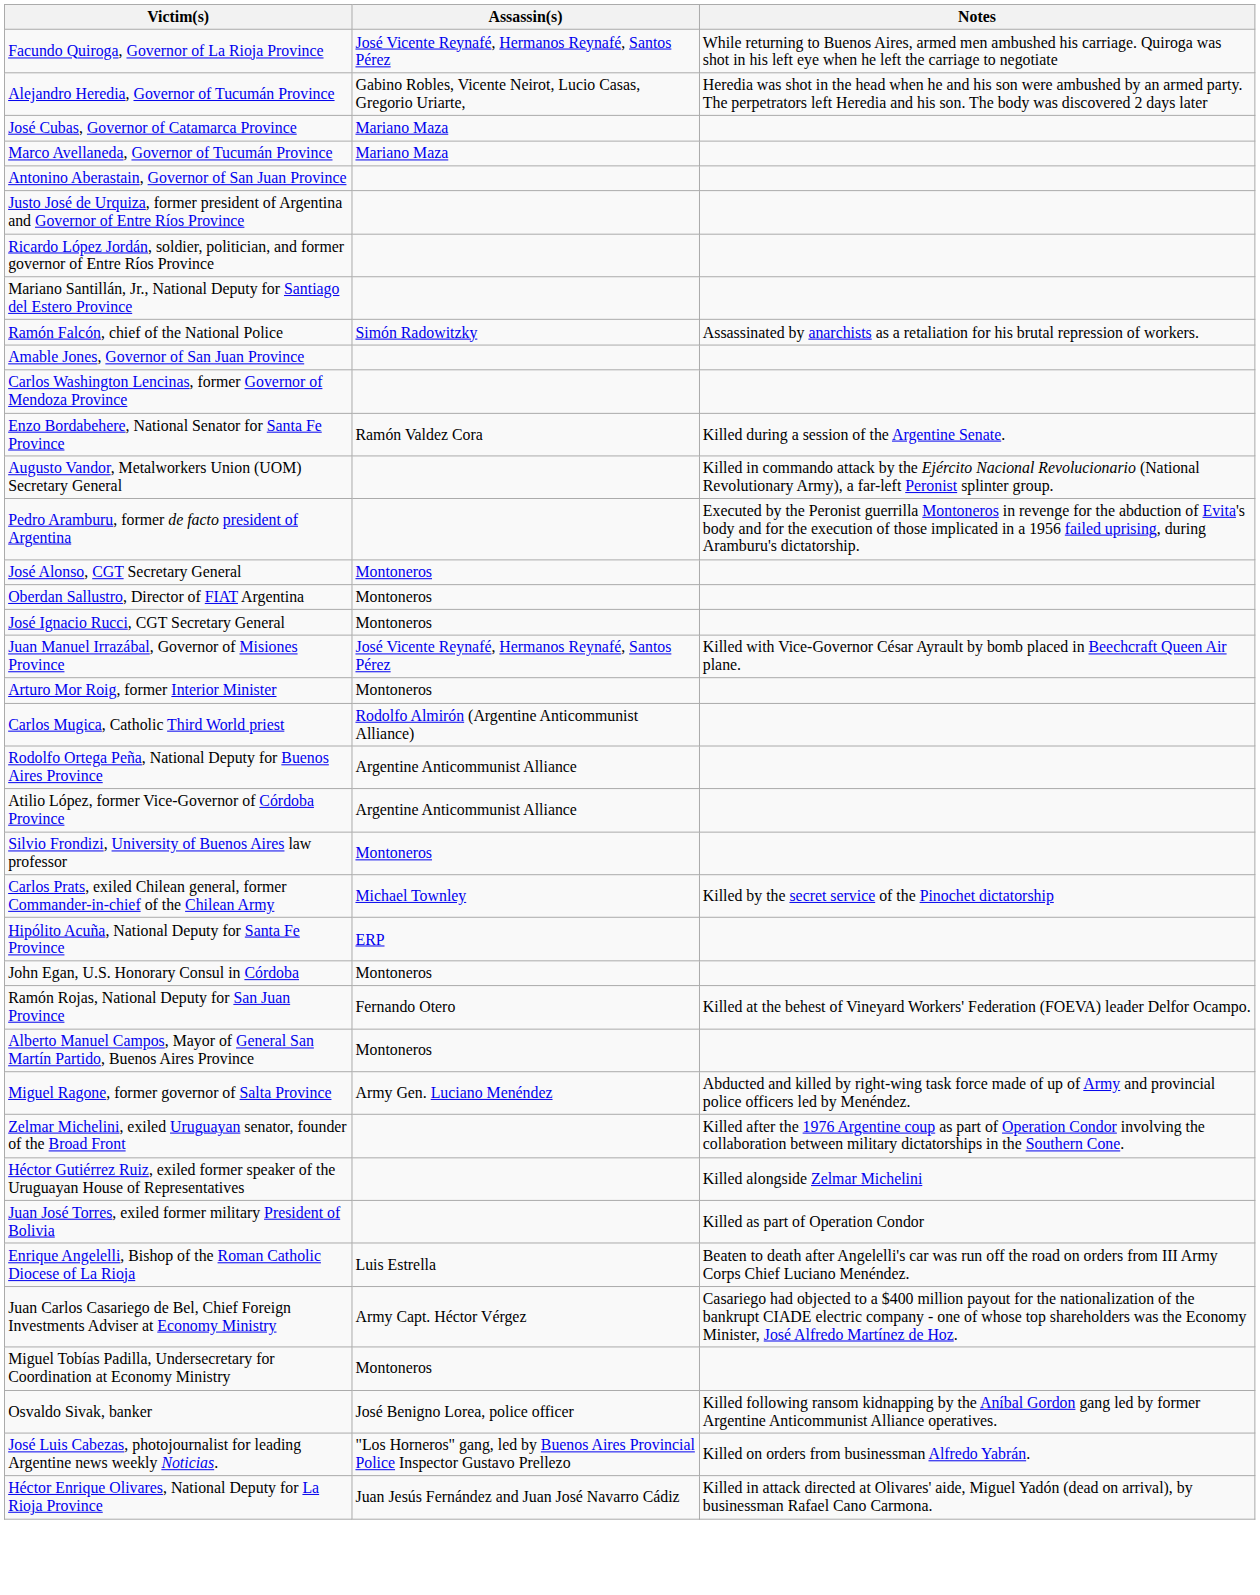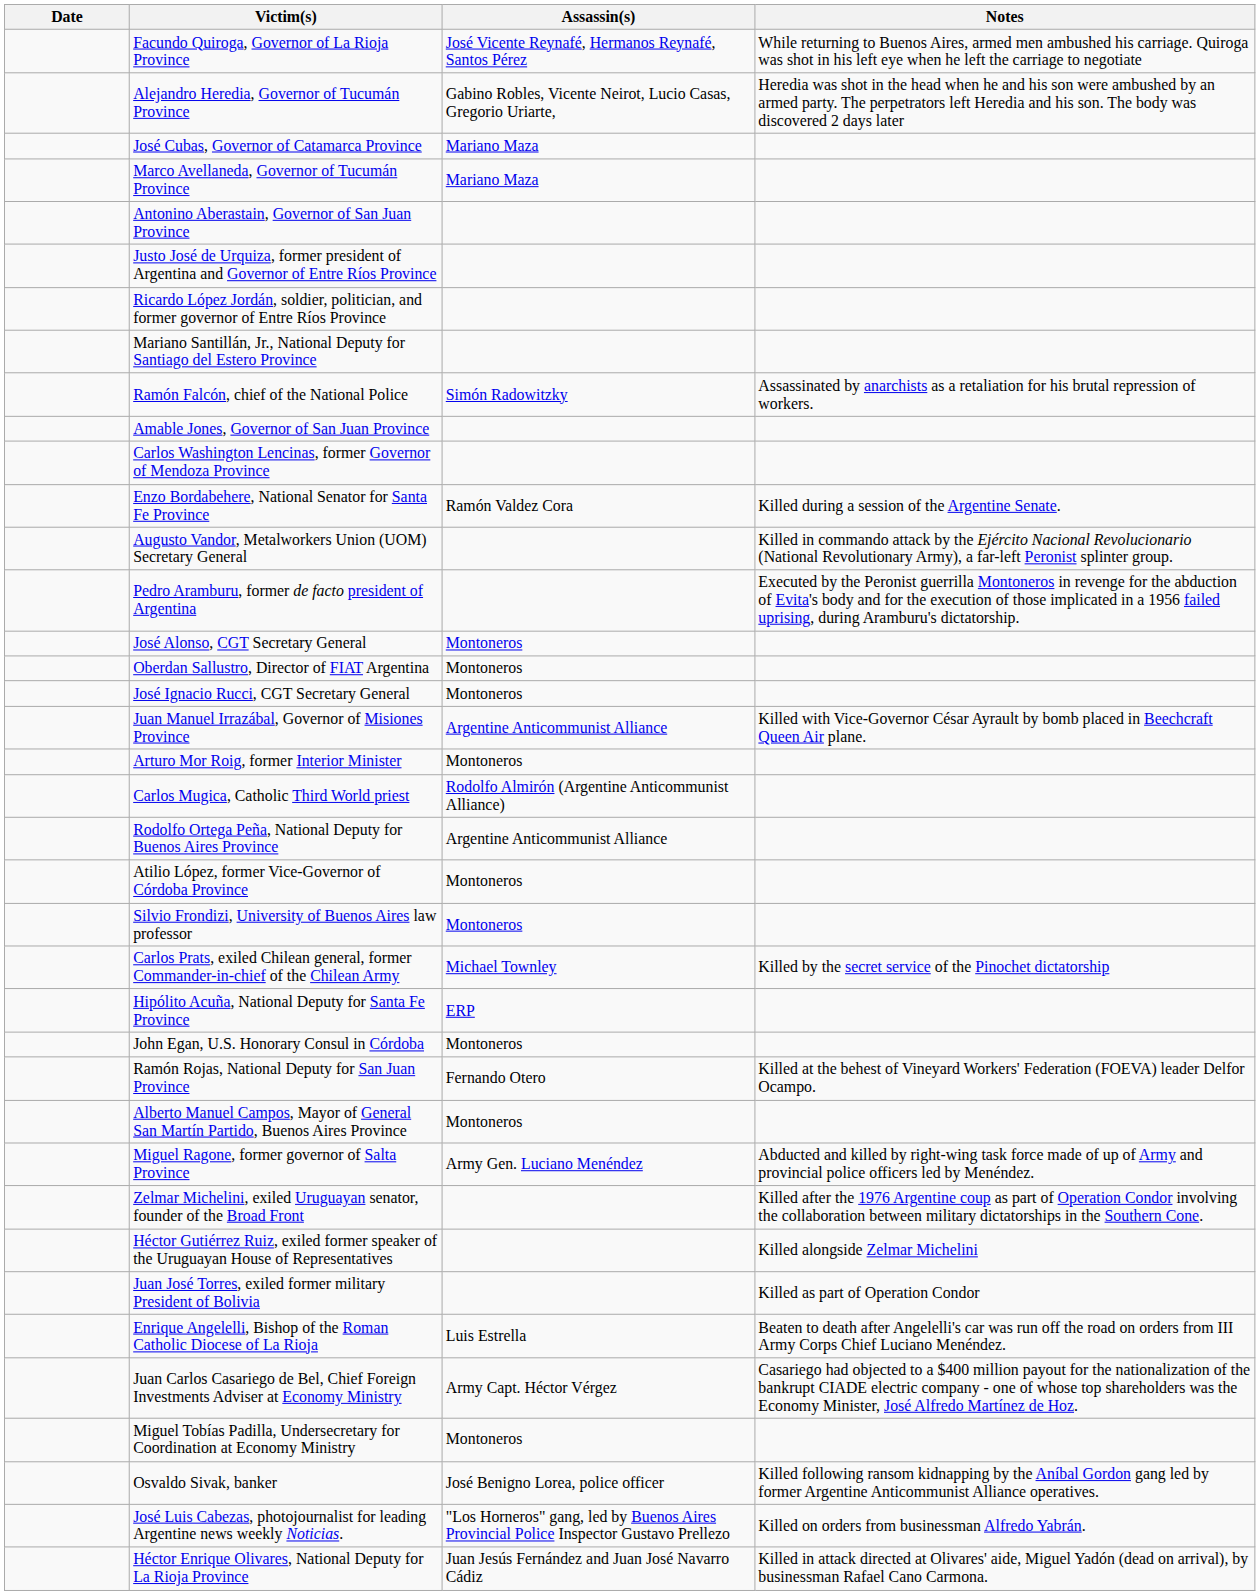+ column: (67, 17)
(513, 656) José Vicente Reynafé, Hermanos Reynafé, Santos Pérez -> (556, 727) Argentine Anticommunist Alliance
(466, 810) Argentine Anticommunist Alliance -> (484, 881) Montoneros
